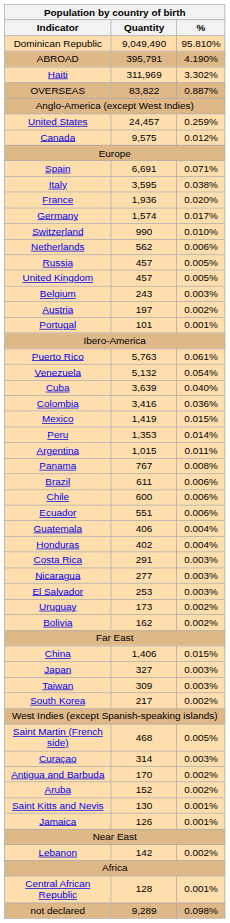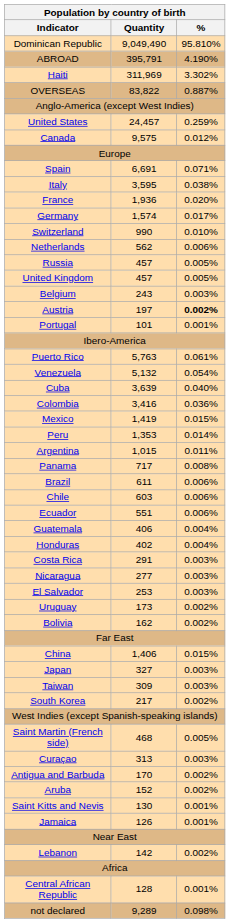(201, 309) normal -> (201, 309) bold
(144, 466) 767 -> (144, 466) 717
(144, 497) 600 -> (144, 497) 603
(144, 758) 314 -> (144, 758) 313
